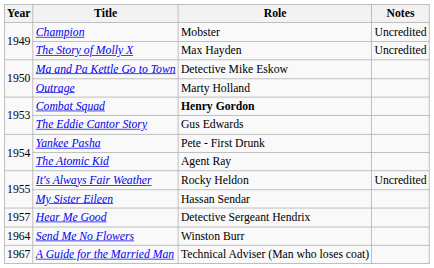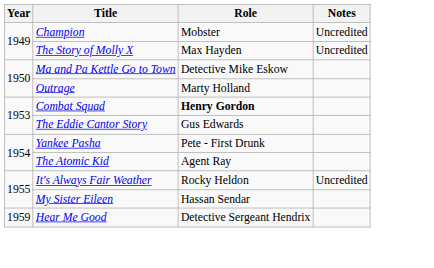(19, 217) 1957 -> (19, 217) 1959
- row: (85, 236)
- row: (105, 254)
